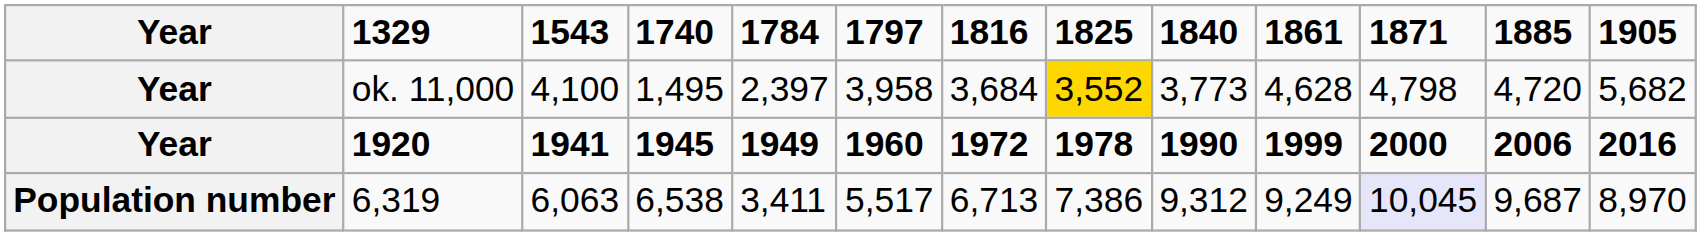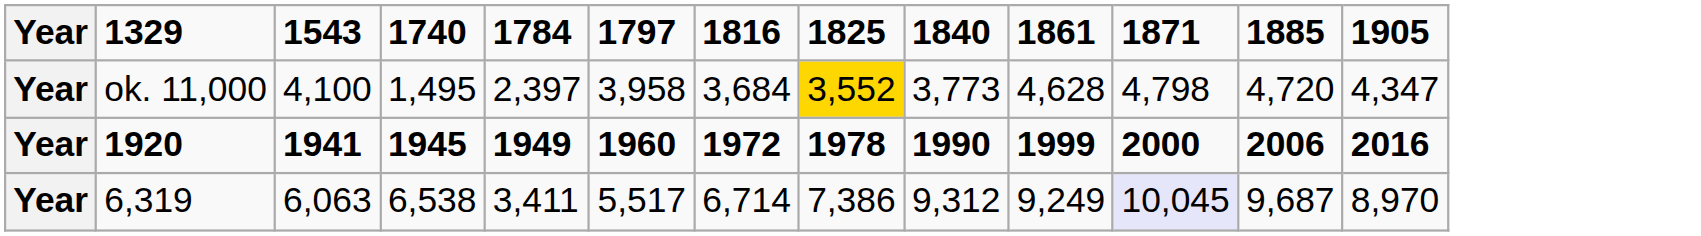(1642, 88) 5,682 -> (1395, 88) 4,347
(174, 200) Population number -> (51, 200) Year
(994, 200) 6,713 -> (747, 200) 6,714
